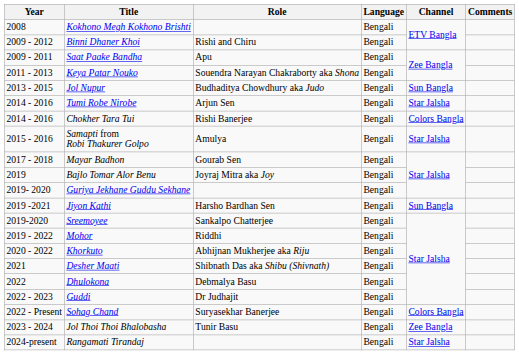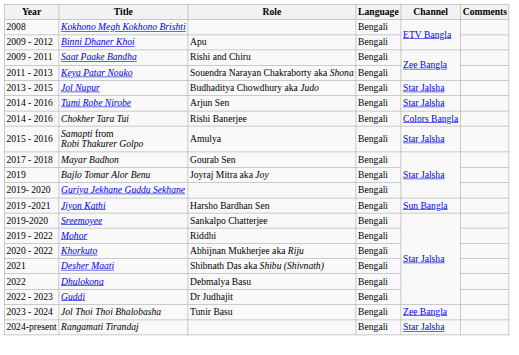(226, 42) Rishi and Chiru -> (198, 42) Apu
(204, 57) Apu -> (220, 57) Rishi and Chiru
(431, 88) Sun Bangla -> (424, 88) Star Jalsha
- row: (92, 312)
